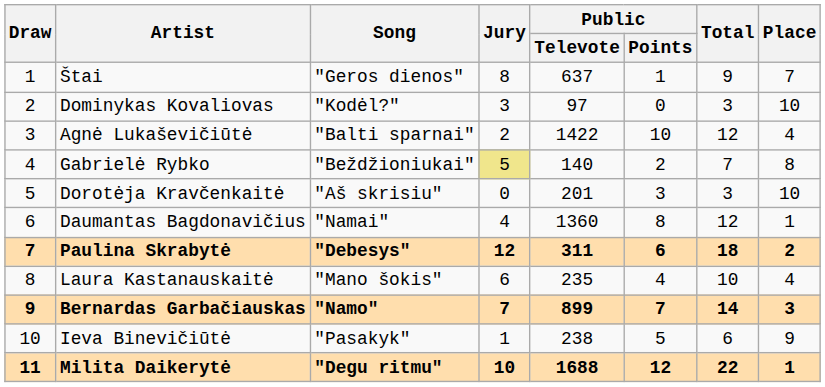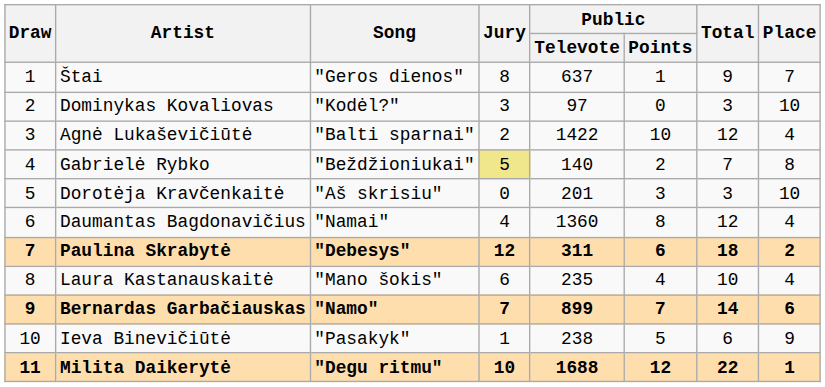(790, 222) 1 -> (790, 222) 4
(790, 309) 3 -> (790, 309) 6
